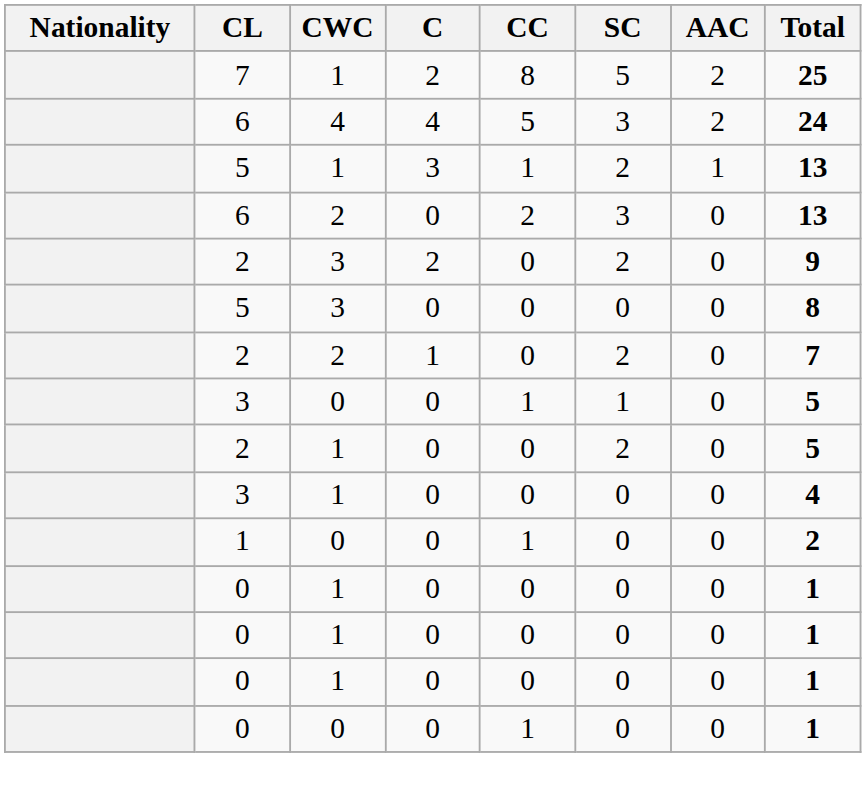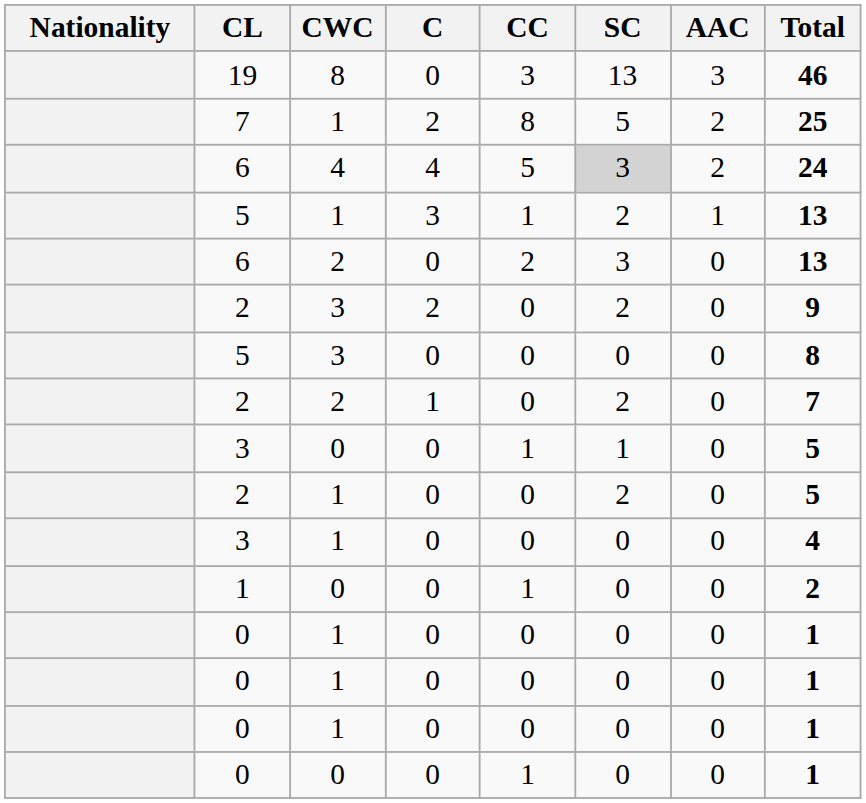+ row: (242, 74)
(623, 121) no background -> (623, 167) lightgrey background
